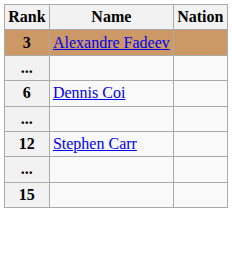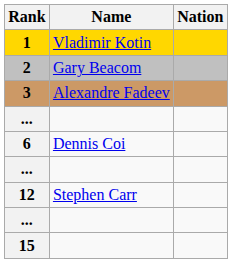+ row: (27, 42)
+ row: (27, 67)
